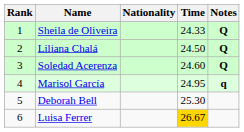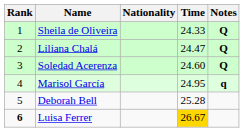(193, 48) 24.50 -> (193, 48) 24.47
(193, 100) 25.30 -> (193, 100) 25.28
(20, 118) normal -> (20, 118) bold
